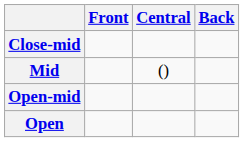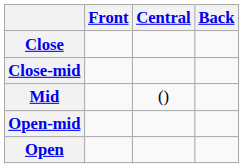+ row: (44, 44)
